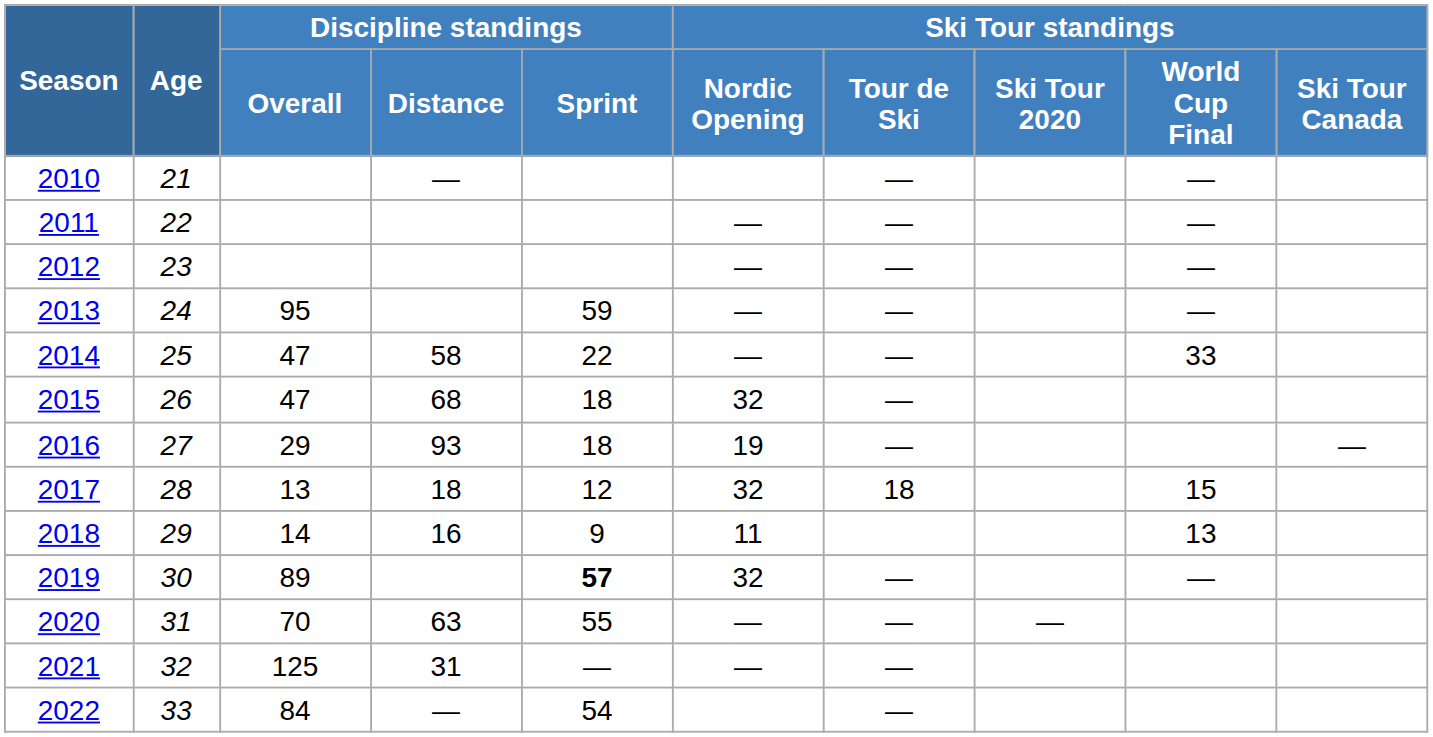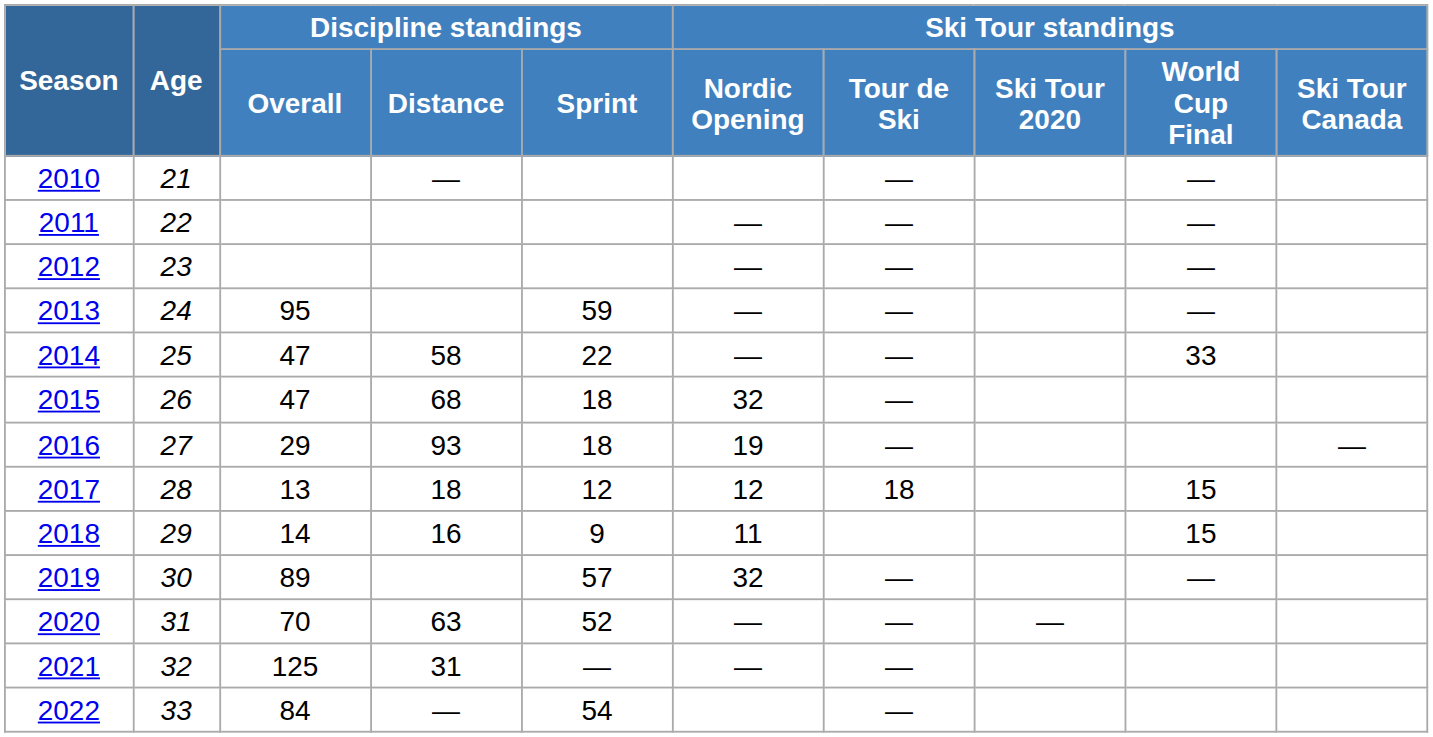(748, 488) 32 -> (748, 488) 12
(1201, 533) 13 -> (1201, 533) 15
(597, 577) bold -> (597, 577) normal
(597, 621) 55 -> (597, 621) 52
